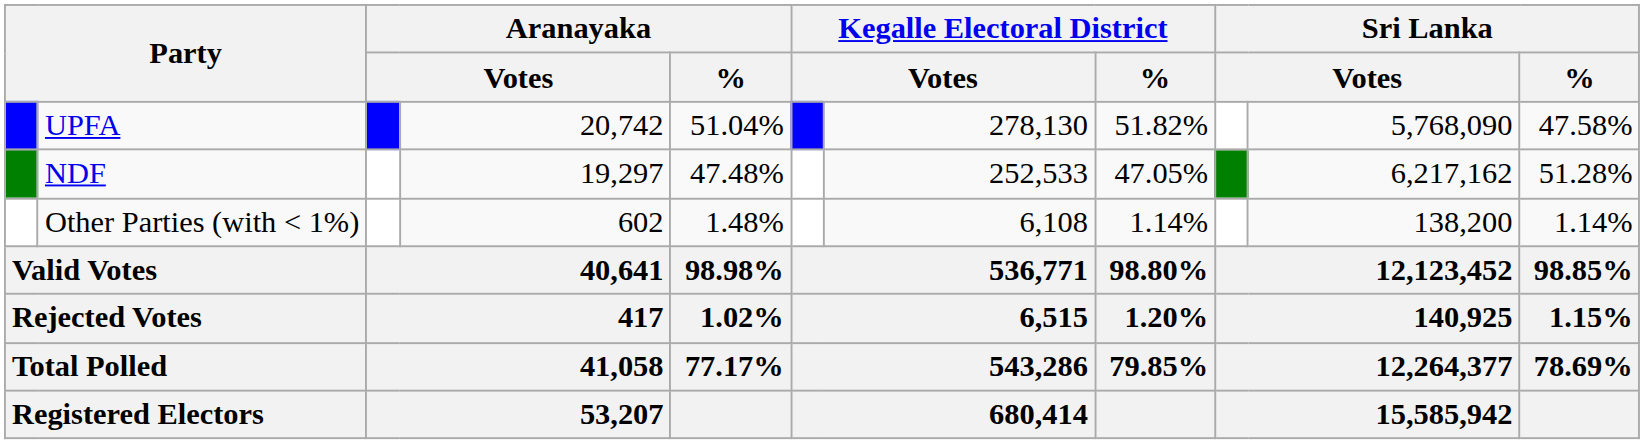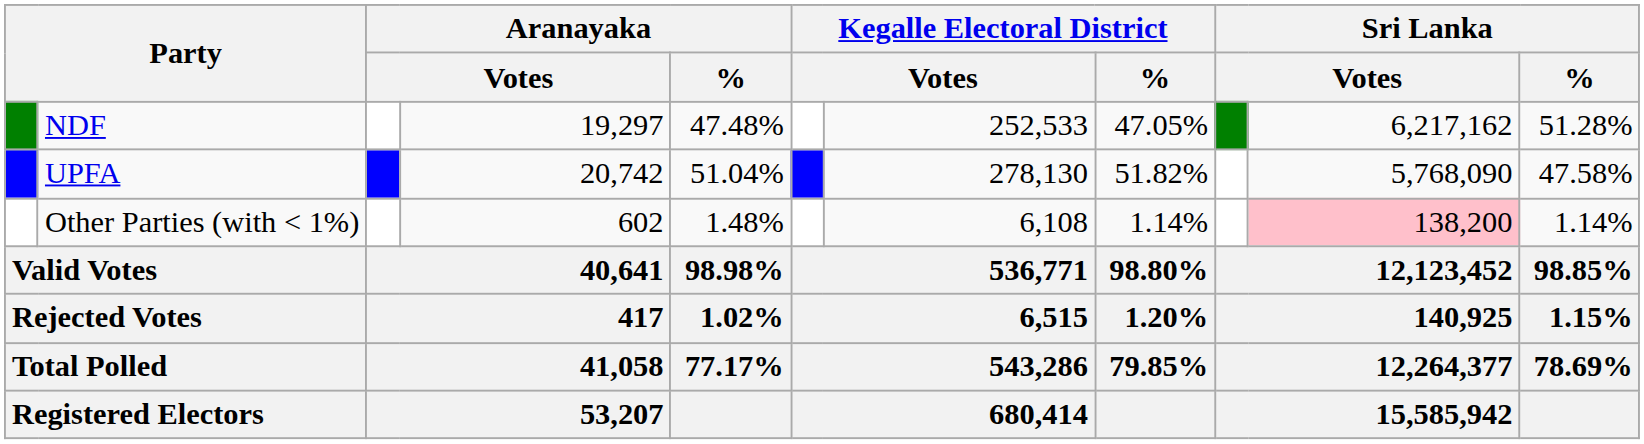rows swapped: (83, 125) <-> (75, 173)
(1463, 221) no background -> (1463, 221) pink background
